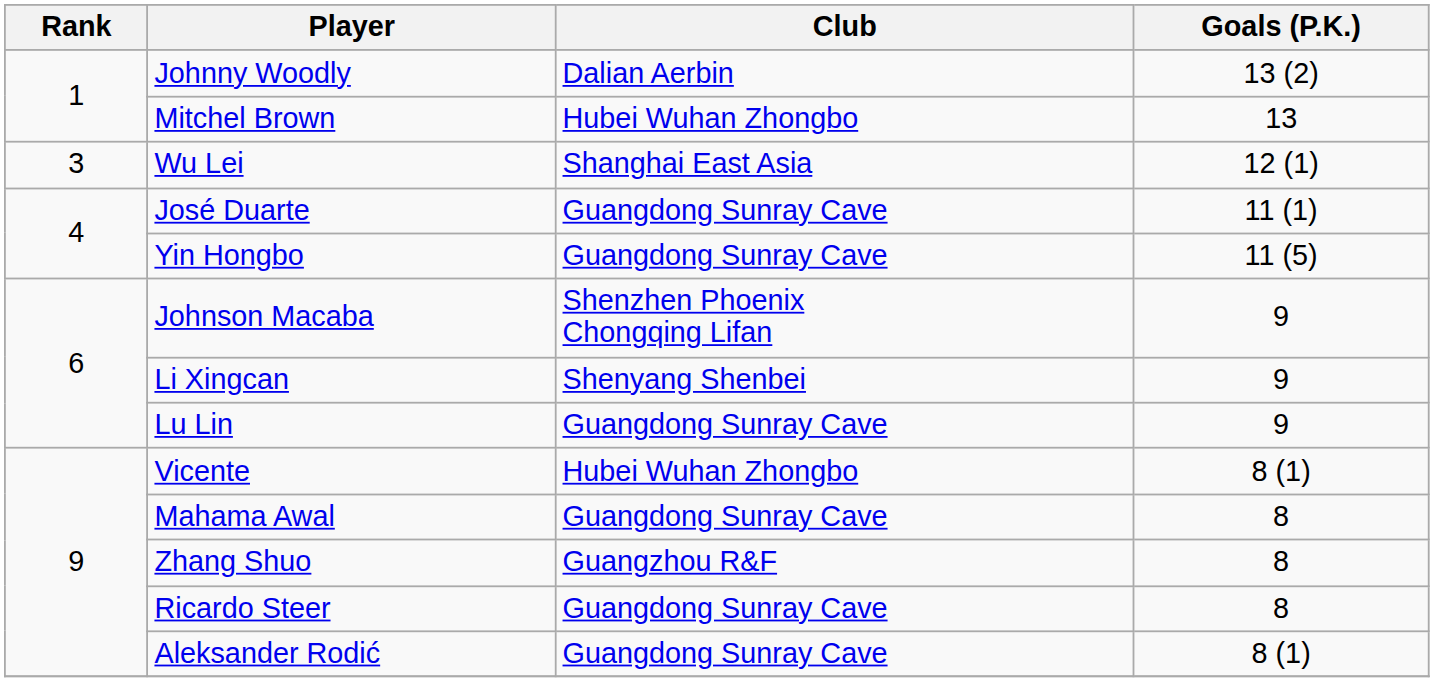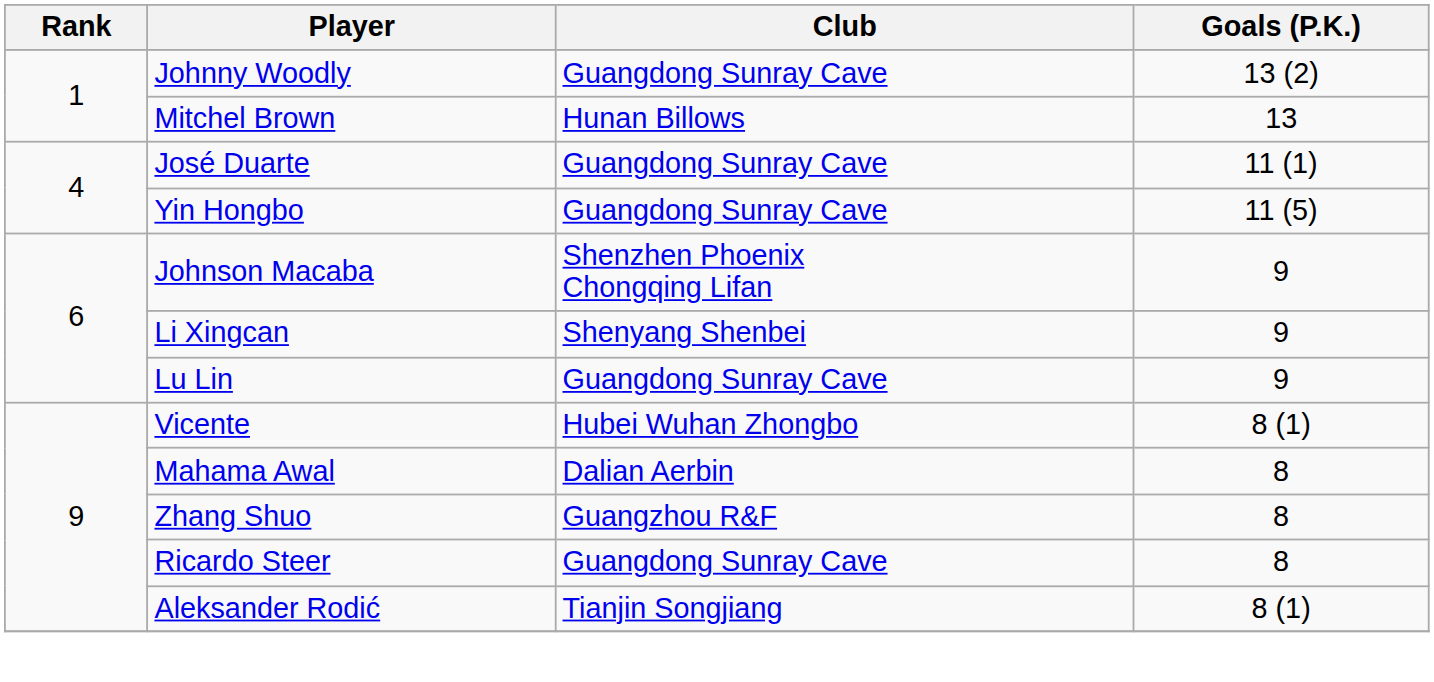(648, 73) Dalian Aerbin -> (725, 73) Guangdong Sunray Cave
(710, 118) Hubei Wuhan Zhongbo -> (654, 118) Hunan Billows
- row: (199, 164)
(725, 516) Guangdong Sunray Cave -> (648, 470) Dalian Aerbin
(725, 653) Guangdong Sunray Cave -> (672, 607) Tianjin Songjiang
